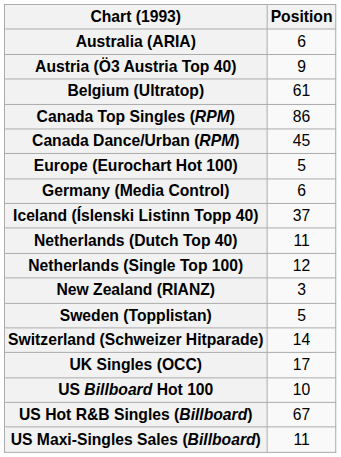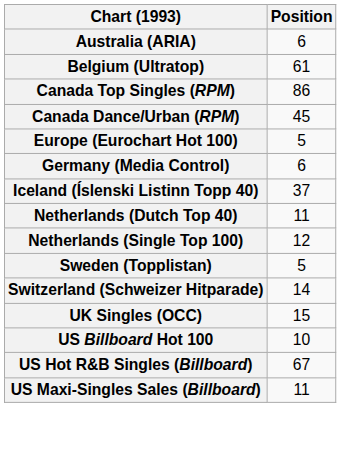- row: (136, 66)
- row: (136, 290)
(302, 365) 17 -> (302, 315) 15
